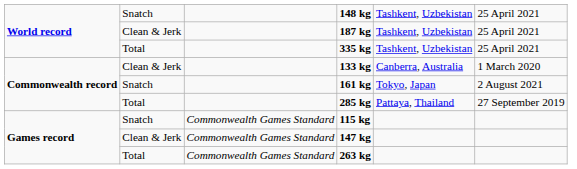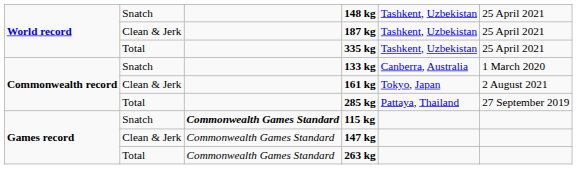(152, 66) Clean & Jerk -> (138, 66) Snatch
(138, 84) Snatch -> (152, 84) Clean & Jerk
(260, 119) normal -> (263, 119) bold
